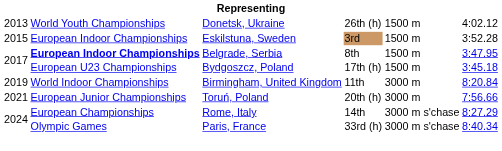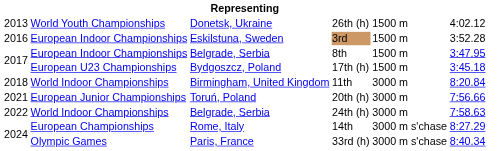(16, 38) 2015 -> (16, 38) 2016
(115, 53) bold -> (109, 53) normal
(16, 82) 2019 -> (16, 82) 2018
+ row: (351, 112)
